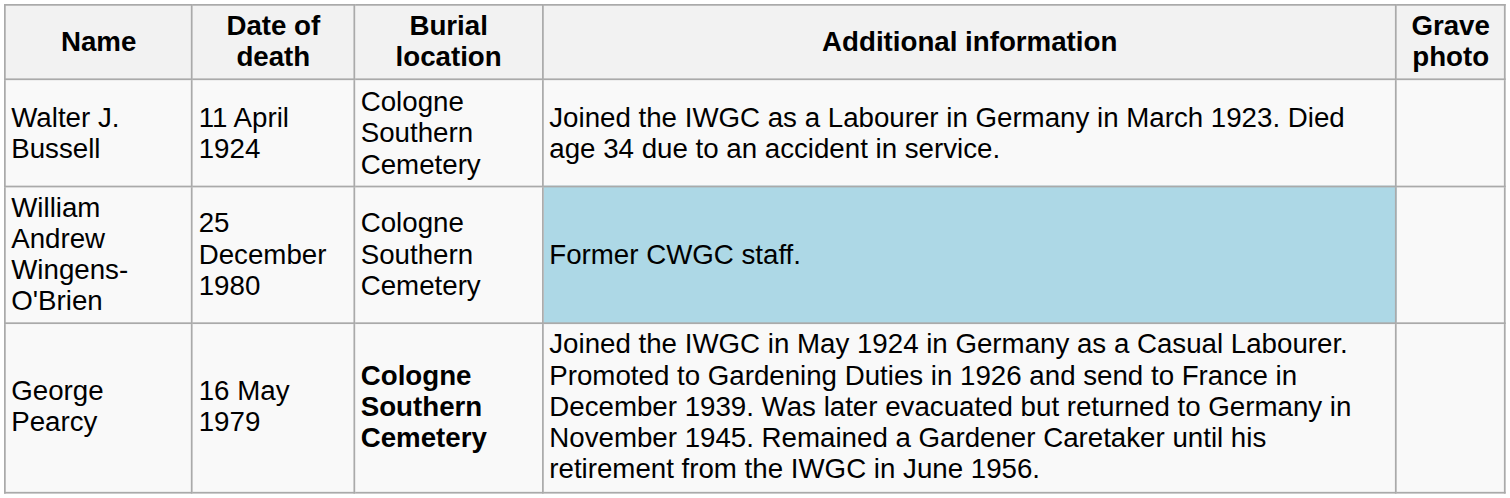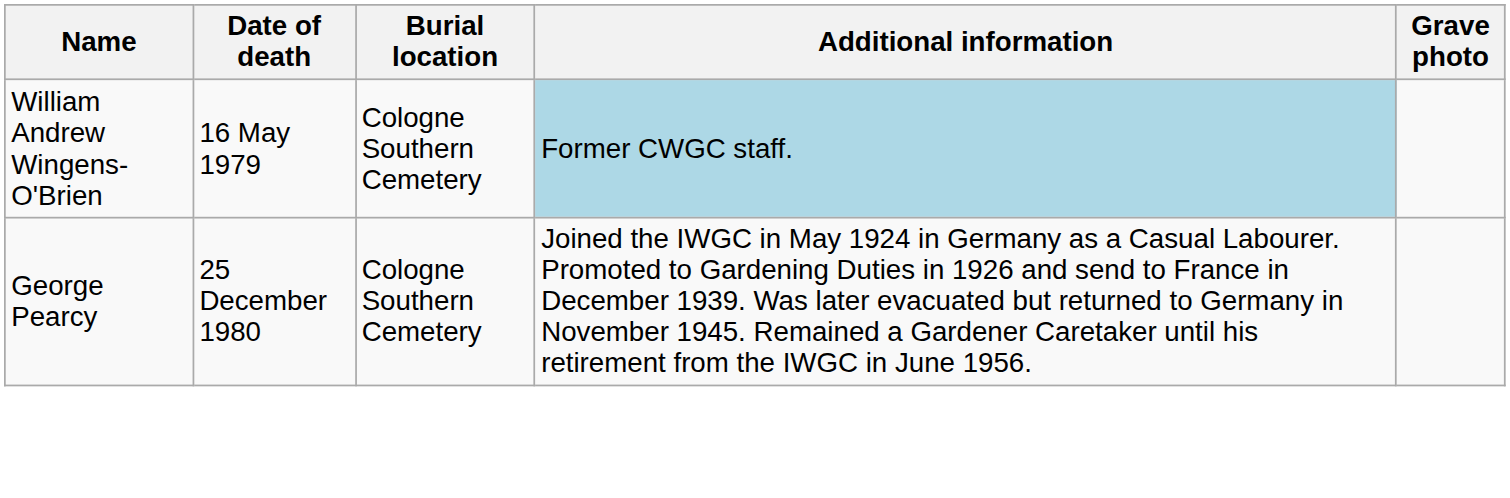- row: (65, 132)
(263, 254) 25 December 1980 -> (245, 148) 16 May 1979
(244, 407) 16 May 1979 -> (263, 301) 25 December 1980
(424, 407) bold -> (422, 301) normal
